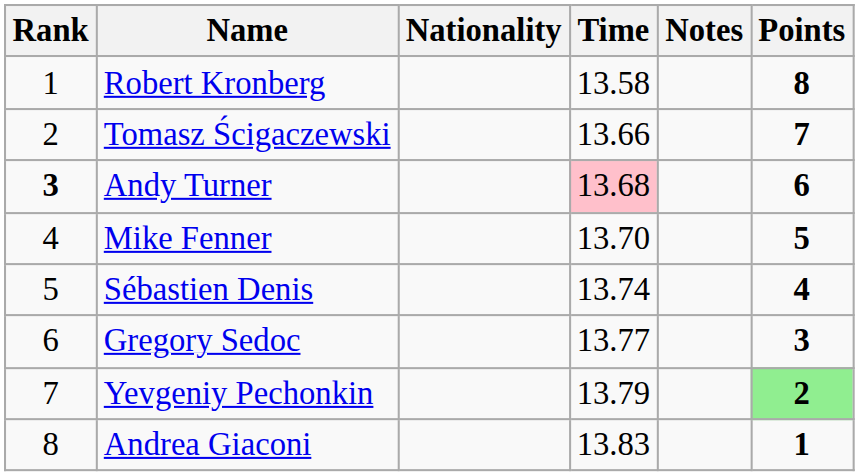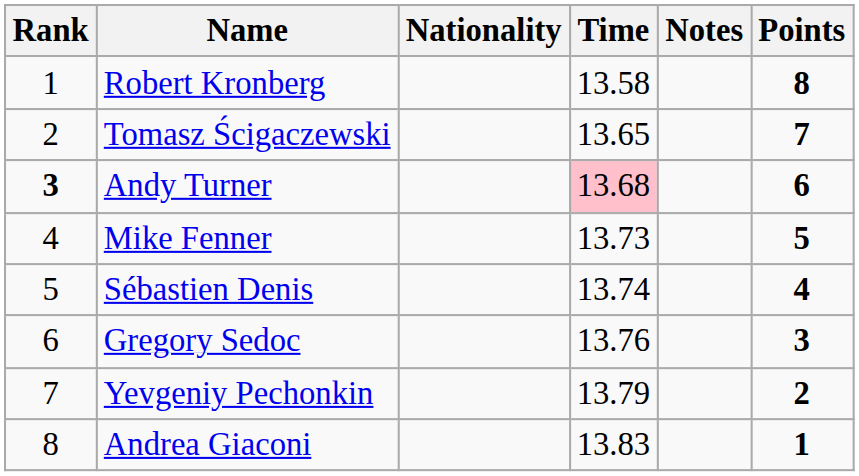(613, 133) 13.66 -> (613, 133) 13.65
(613, 237) 13.70 -> (613, 237) 13.73
(613, 340) 13.77 -> (613, 340) 13.76
(802, 392) lightgreen background -> (802, 392) no background
